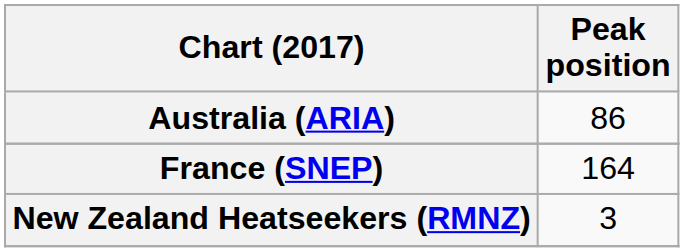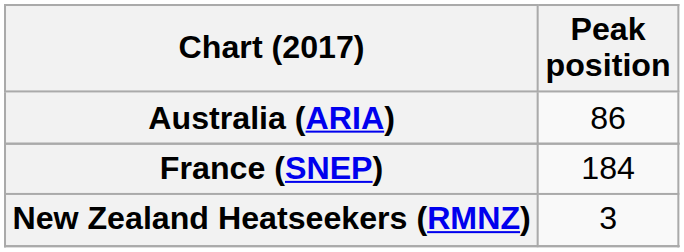(608, 168) 164 -> (608, 168) 184
